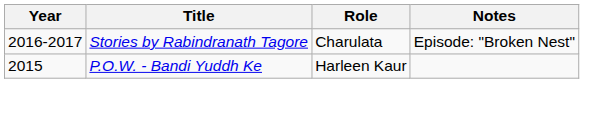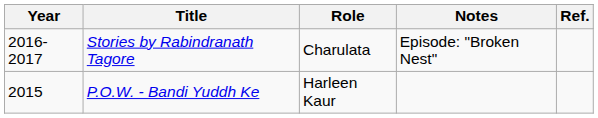+ column: (575, 16)
